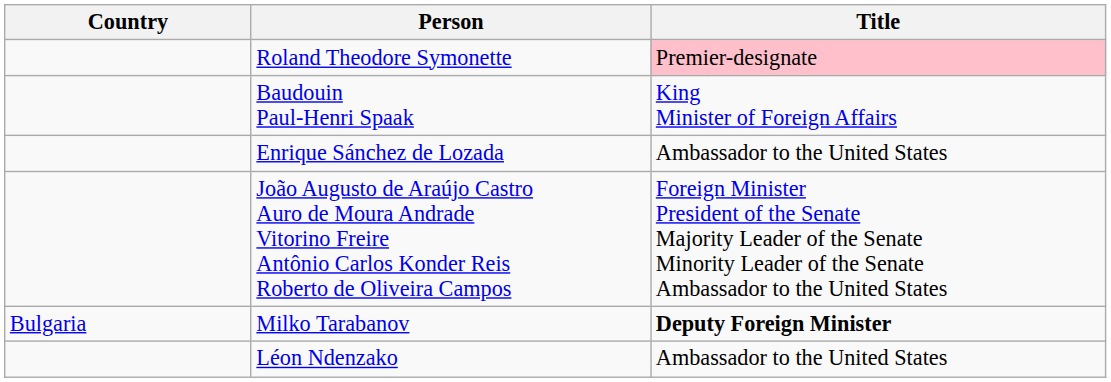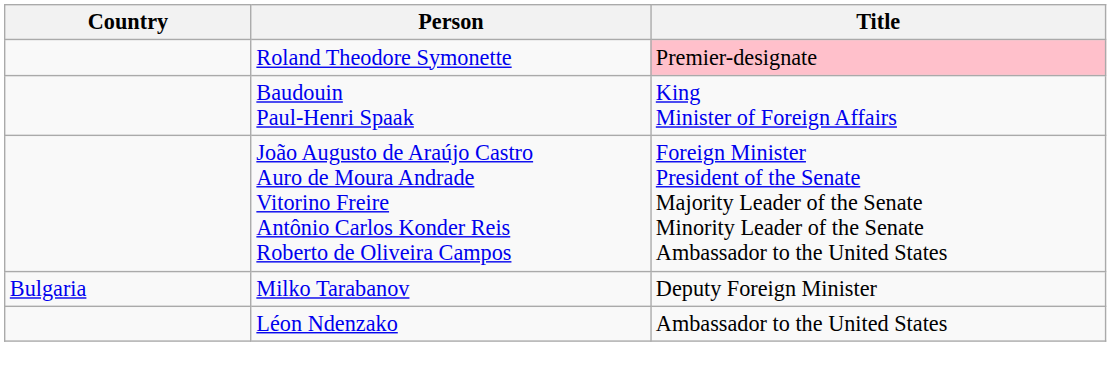- row: (380, 152)
(774, 323) bold -> (766, 288) normal
